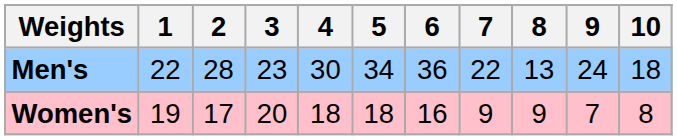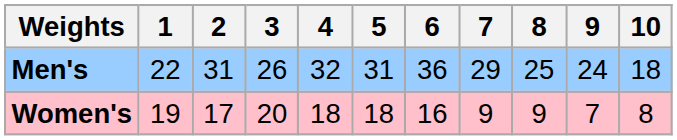(219, 70) 28 -> (219, 70) 31
(272, 70) 23 -> (272, 70) 26
(325, 70) 30 -> (325, 70) 32
(379, 70) 34 -> (379, 70) 31
(486, 70) 22 -> (486, 70) 29
(539, 70) 13 -> (539, 70) 25
